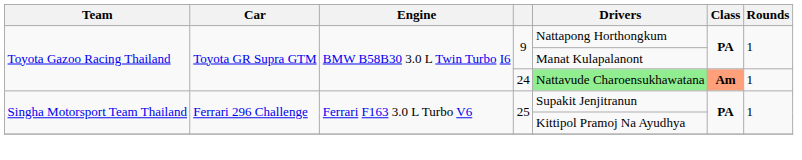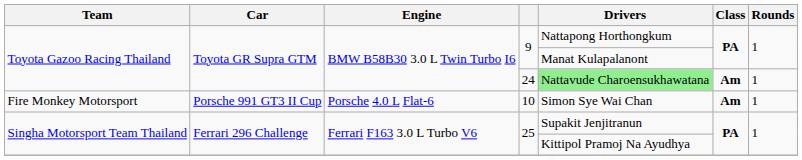(726, 79) lightsalmon background -> (730, 79) no background
+ row: (72, 101)
